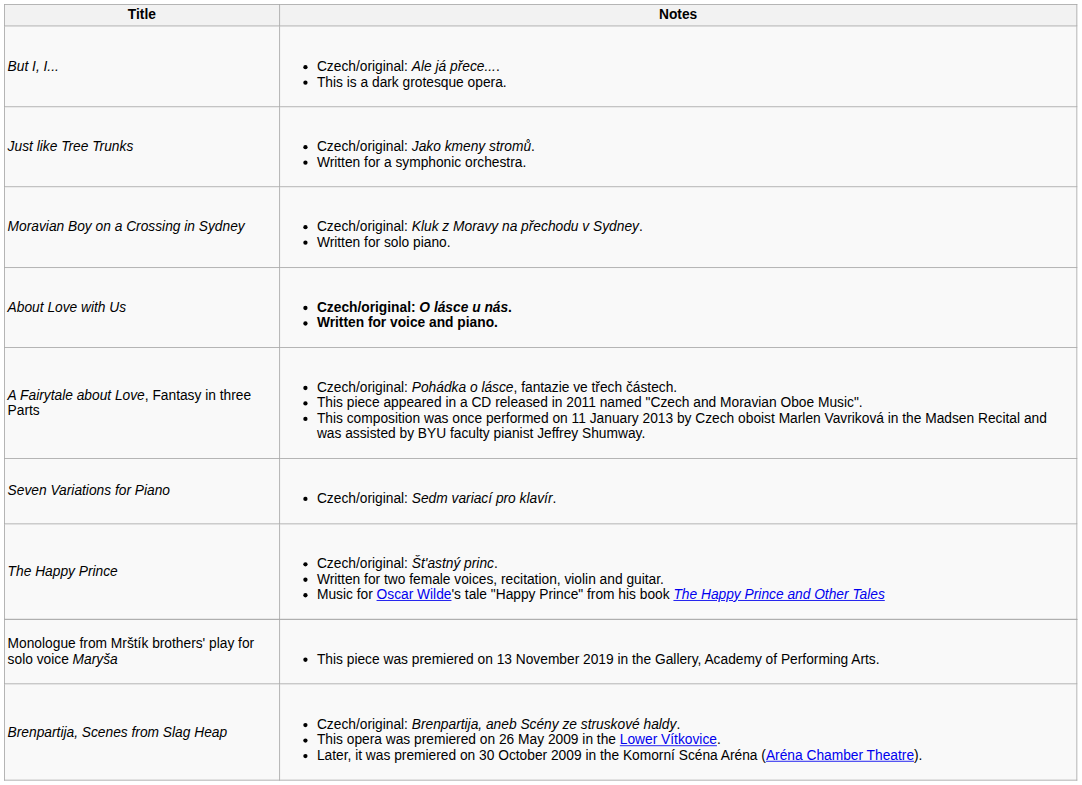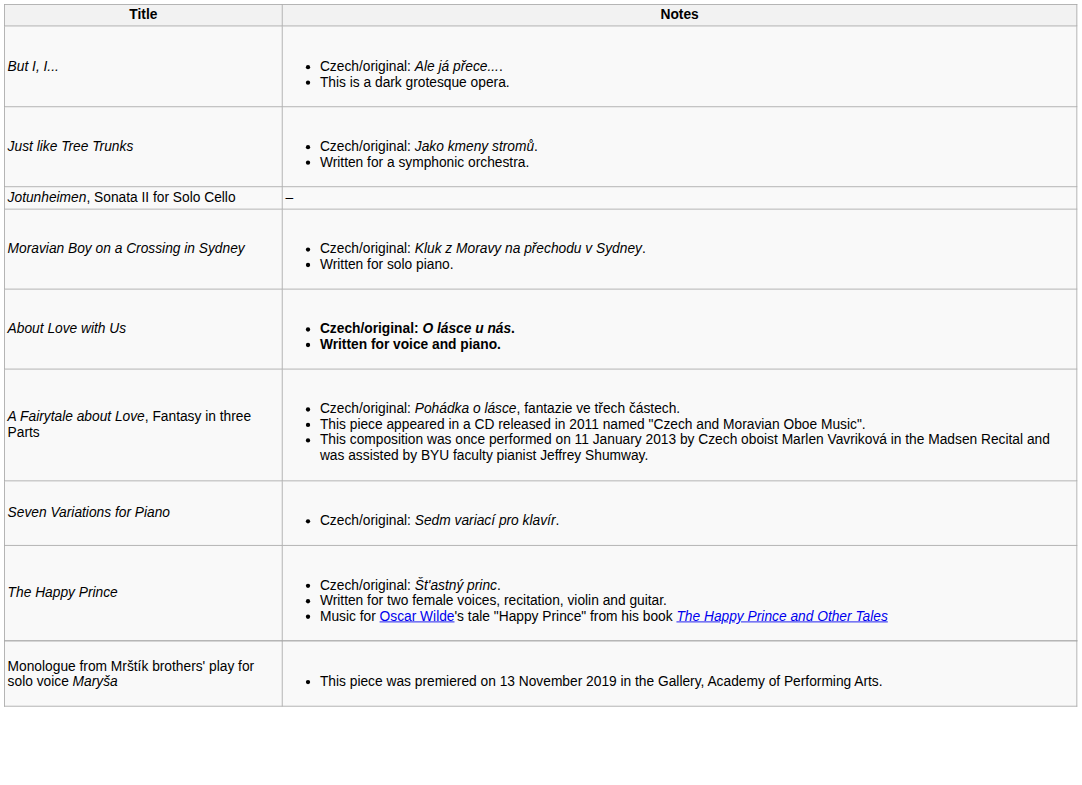+ row: (122, 197)
- row: (117, 732)
